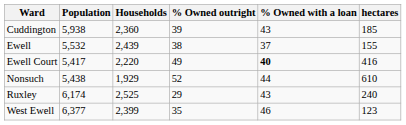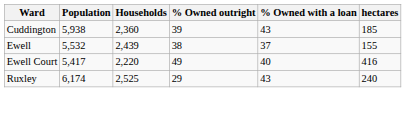(265, 62) bold -> (265, 62) normal
- row: (25, 78)
- row: (30, 111)
